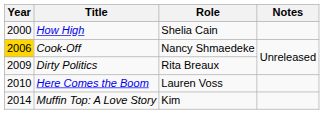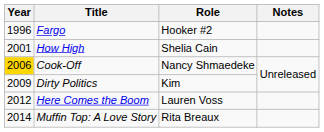+ row: (51, 30)
(19, 30) 2000 -> (19, 48) 2001
(190, 65) Rita Breaux -> (171, 83) Kim
(19, 83) 2010 -> (19, 100) 2012
(171, 100) Kim -> (190, 118) Rita Breaux
